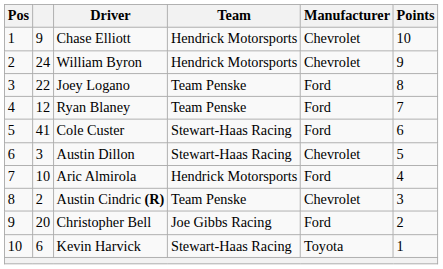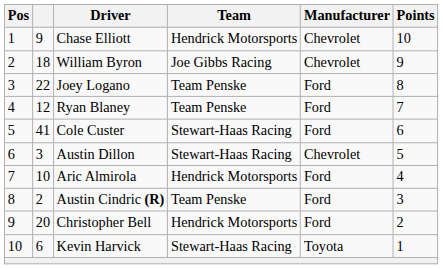(43, 61) 24 -> (43, 61) 18
(234, 61) Hendrick Motorsports -> (221, 61) Joe Gibbs Racing
(332, 199) Chevrolet -> (317, 199) Ford
(221, 222) Joe Gibbs Racing -> (234, 222) Hendrick Motorsports
